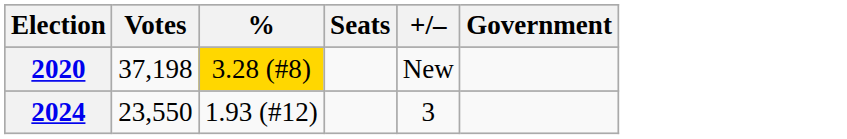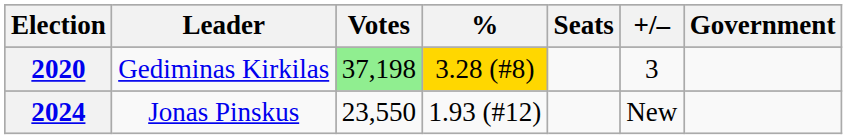+ column: (224, 25)
(155, 68) no background -> (379, 68) lightgreen background
(428, 68) New -> (652, 68) 3
(428, 111) 3 -> (652, 111) New
